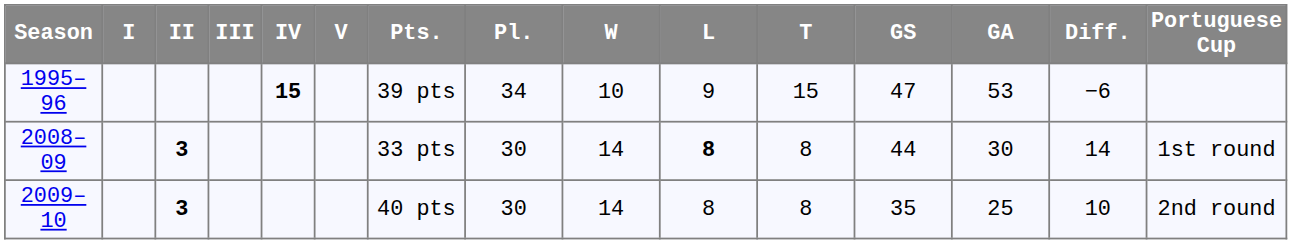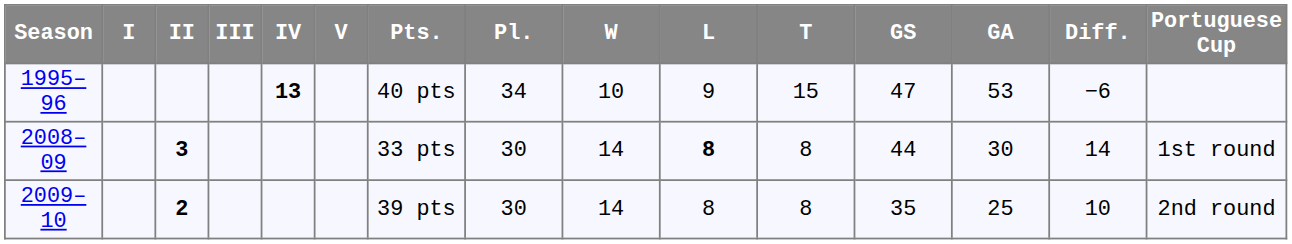(288, 92) 15 -> (288, 92) 13
(416, 92) 39 pts -> (416, 92) 40 pts
(182, 209) 3 -> (182, 209) 2
(416, 209) 40 pts -> (416, 209) 39 pts
